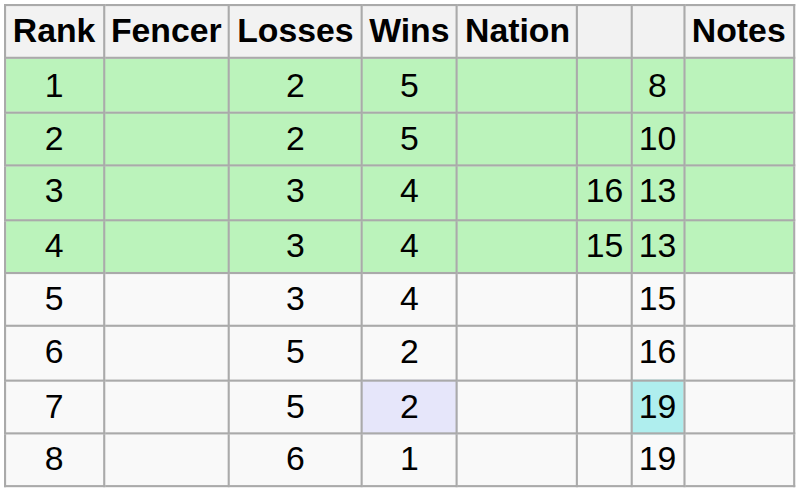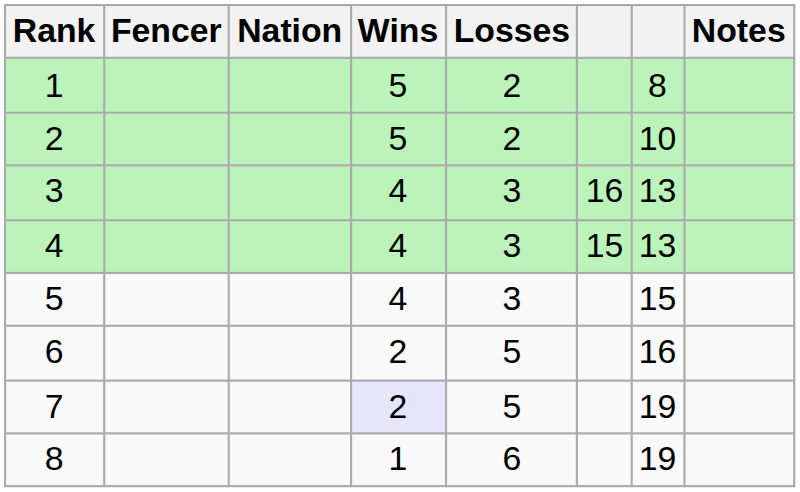columns swapped: (518, 31) <-> (295, 31)
(658, 406) paleturquoise background -> (658, 406) no background
